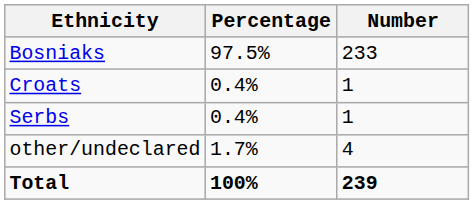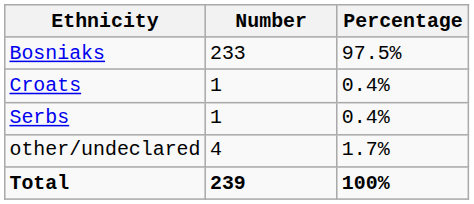columns swapped: (403, 21) <-> (271, 21)
